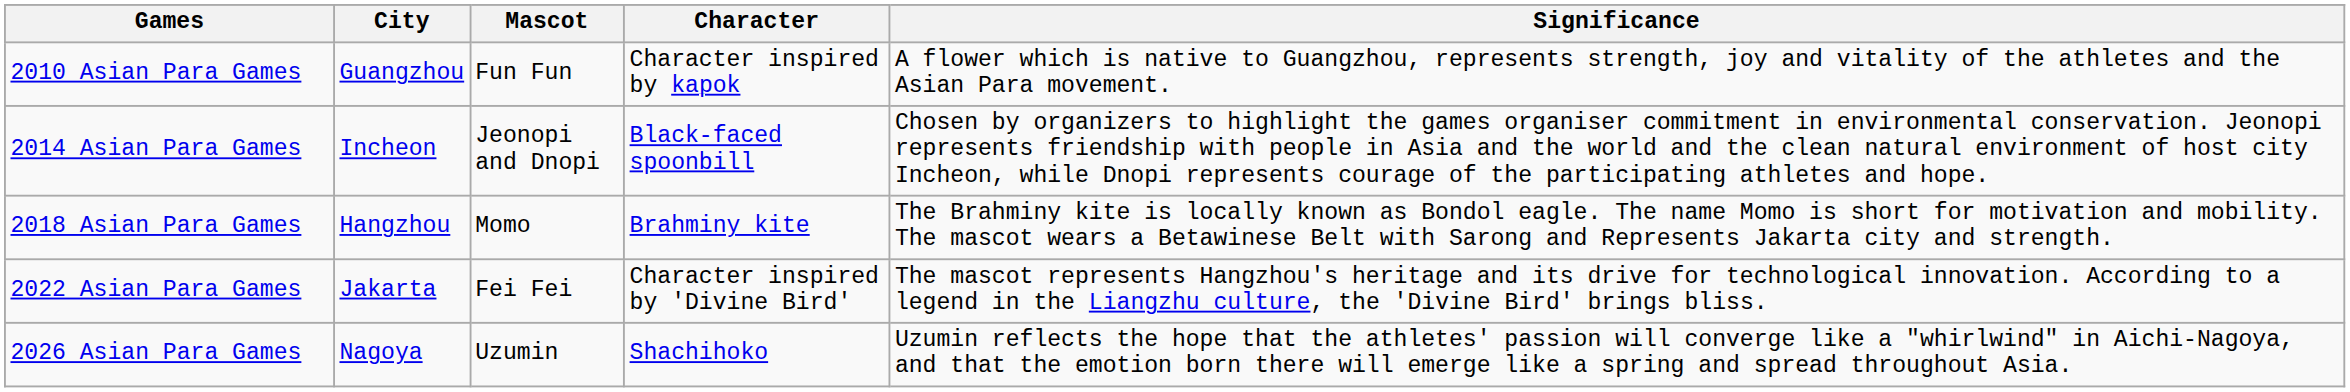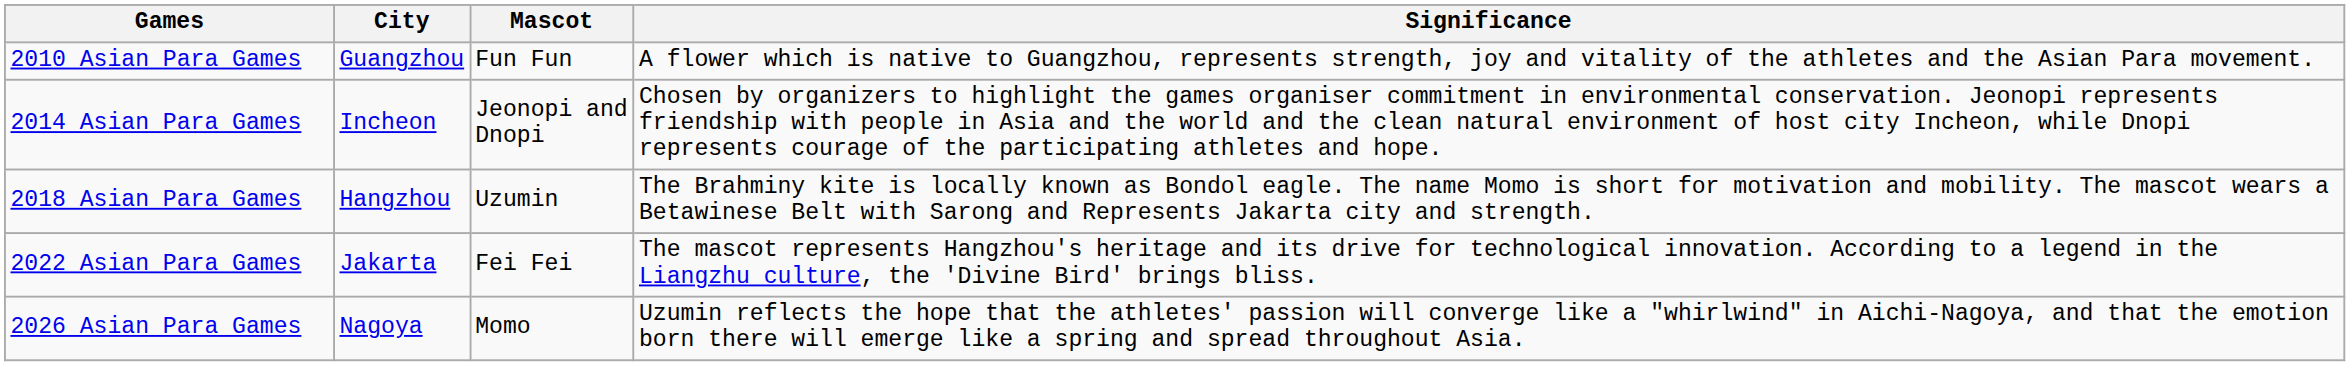- column: (757, 24)
(503, 227) Momo -> (517, 201) Uzumin
(517, 354) Uzumin -> (503, 328) Momo
